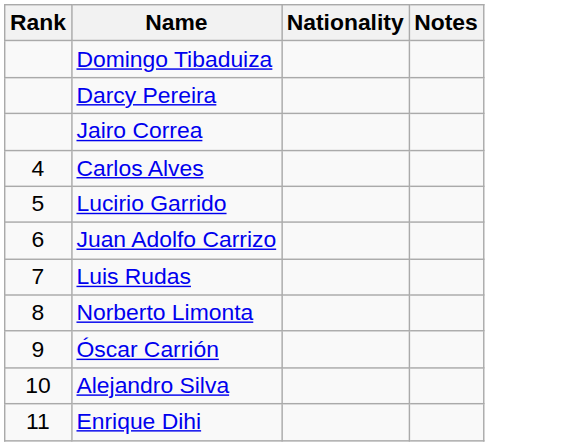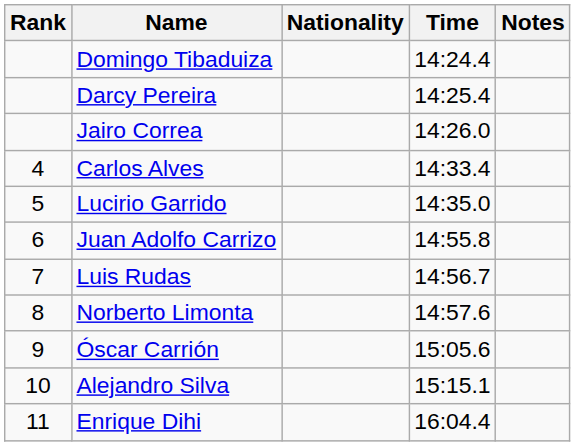+ column: (452, 22)
